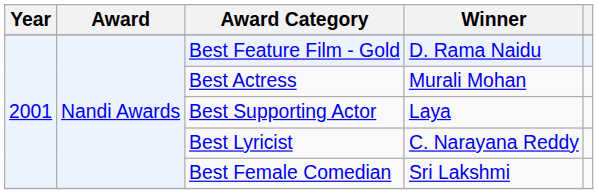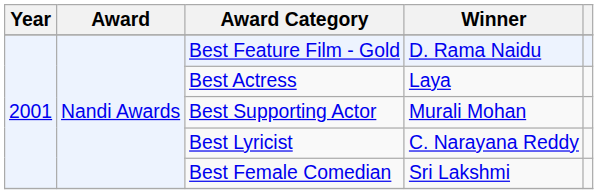(468, 81) Murali Mohan -> (430, 81) Laya
(430, 111) Laya -> (468, 111) Murali Mohan
